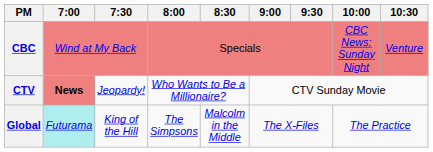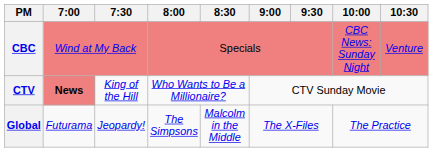(121, 90) Jeopardy! -> (121, 90) King of the Hill
(69, 126) paleturquoise background -> (69, 126) no background
(121, 126) King of the Hill -> (121, 126) Jeopardy!
